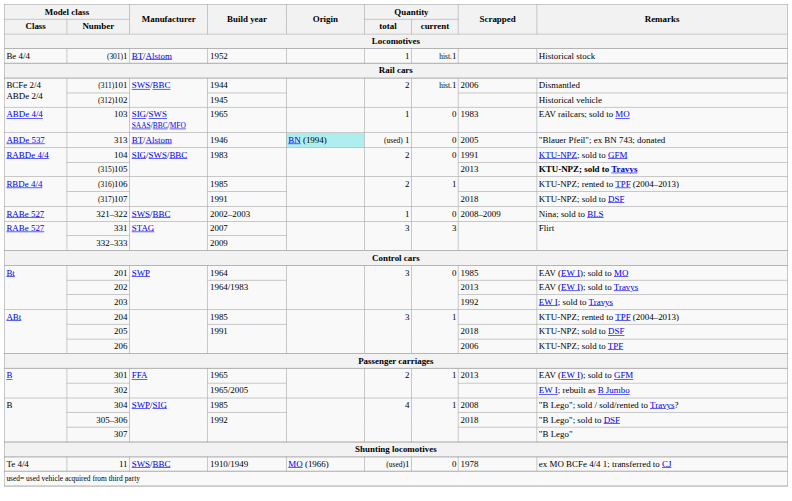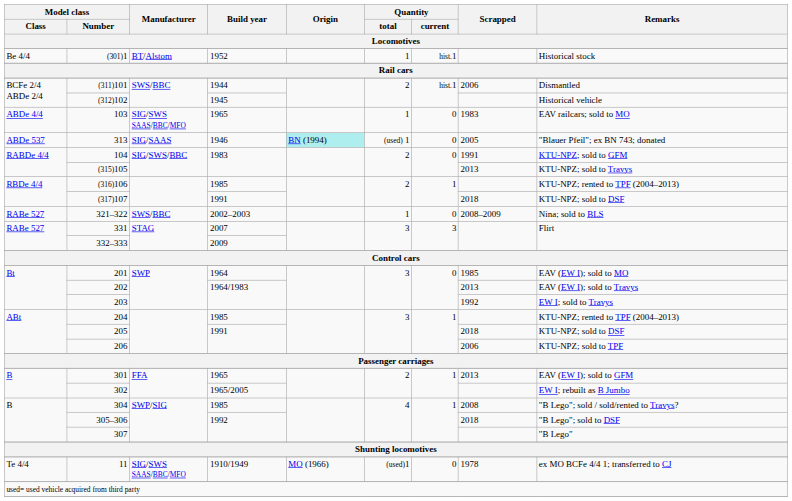(152, 140) BT/Alstom -> (152, 140) SIG/SAAS
(588, 170) bold -> (586, 170) normal
(151, 464) SWS/BBC -> (159, 469) SIG/SWS SAAS/BBC/MFO
